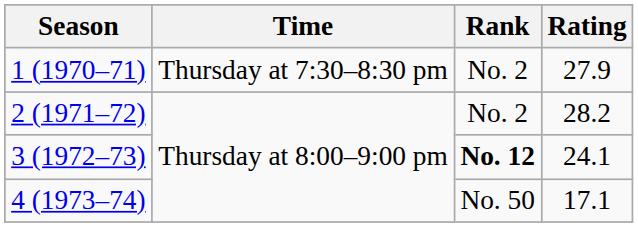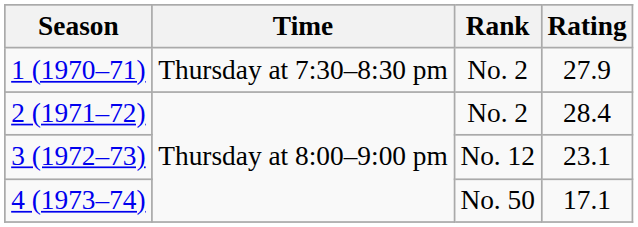(587, 112) 28.2 -> (587, 112) 28.4
(498, 156) bold -> (498, 156) normal
(587, 156) 24.1 -> (587, 156) 23.1
